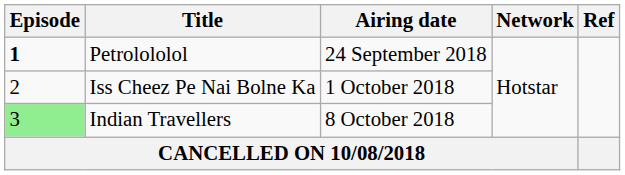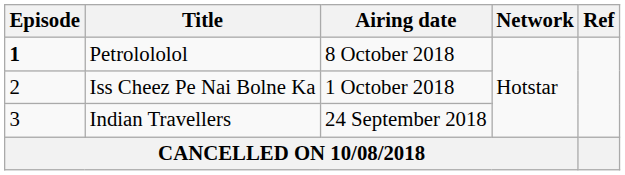(406, 53) 24 September 2018 -> (390, 53) 8 October 2018
(15, 119) lightgreen background -> (15, 119) no background
(390, 119) 8 October 2018 -> (406, 119) 24 September 2018
